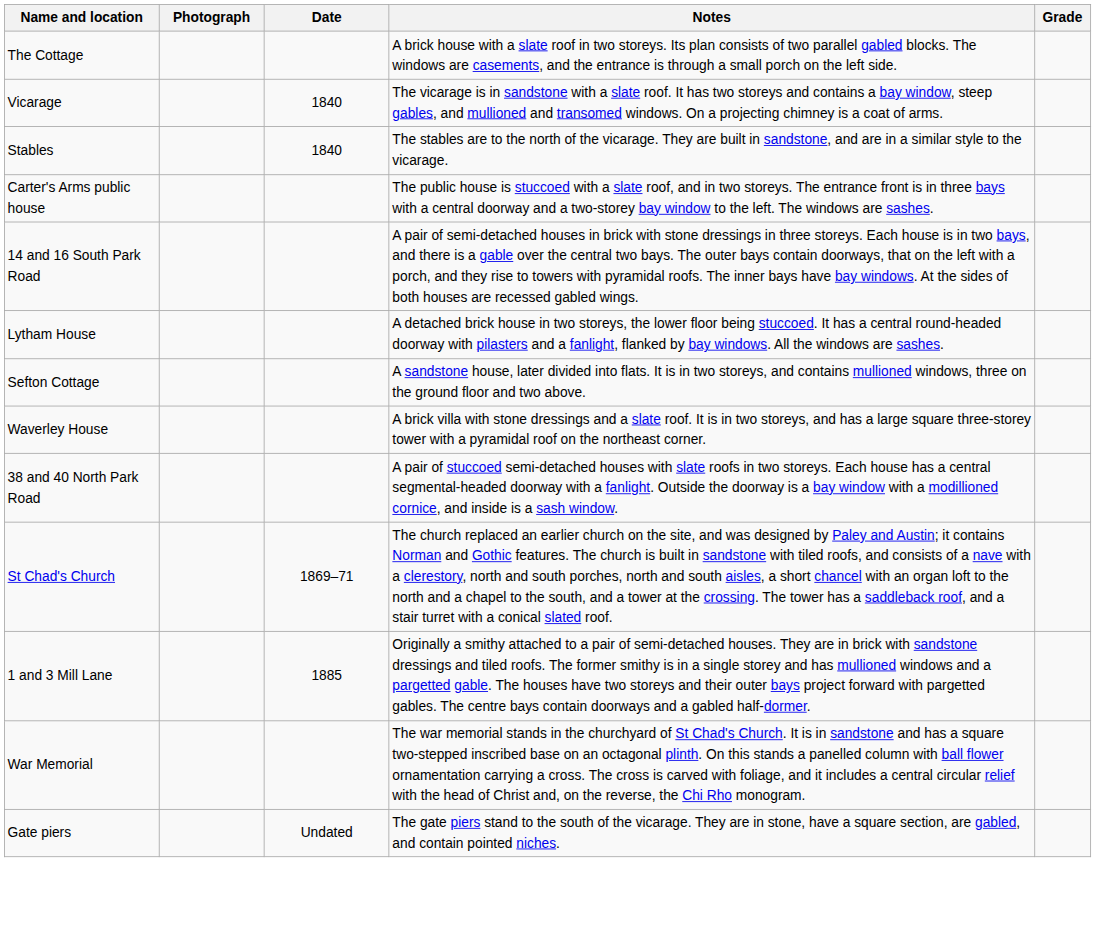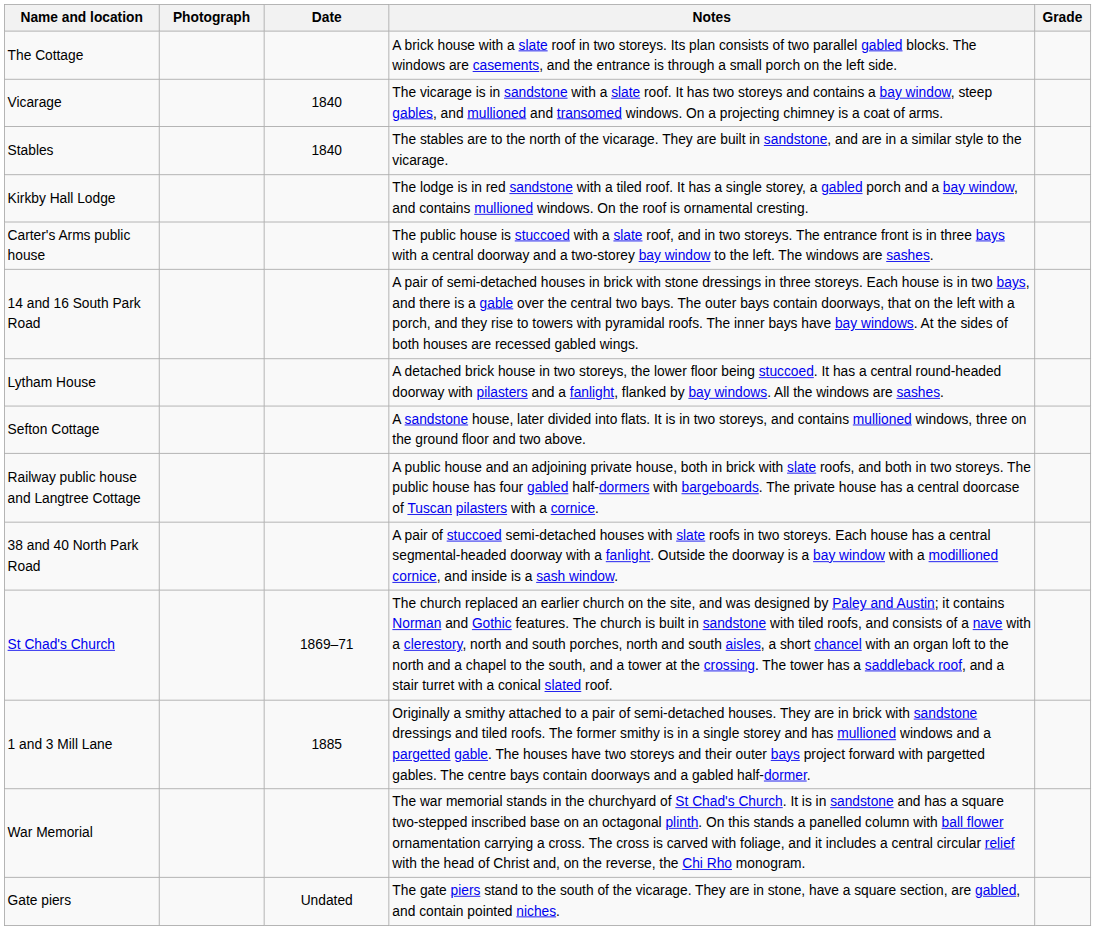+ row: (62, 198)
- row: (58, 429)
+ row: (74, 487)
